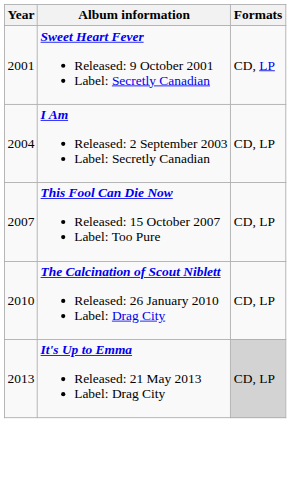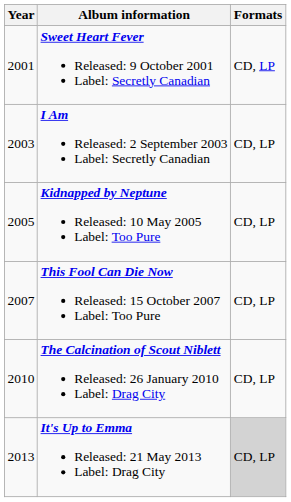(21, 143) 2004 -> (21, 143) 2003
+ row: (134, 215)
